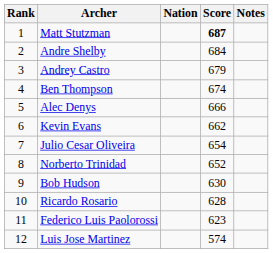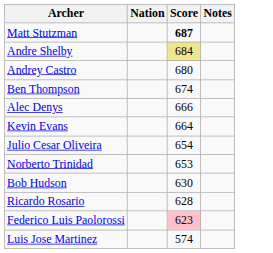- column: (21, 13)
(217, 51) no background -> (184, 51) khaki background
(217, 70) 679 -> (184, 70) 680
(217, 126) 662 -> (184, 126) 664
(217, 164) 652 -> (184, 164) 653
(217, 220) no background -> (184, 220) pink background
